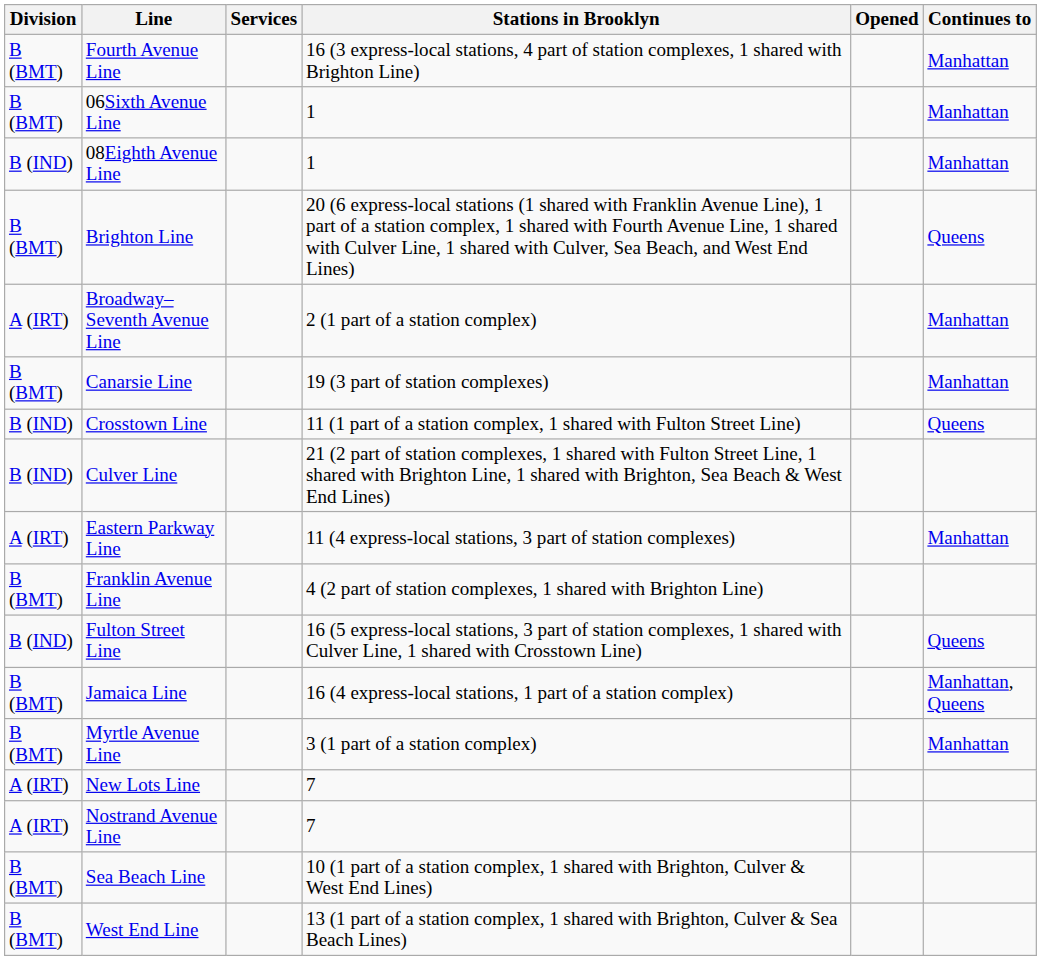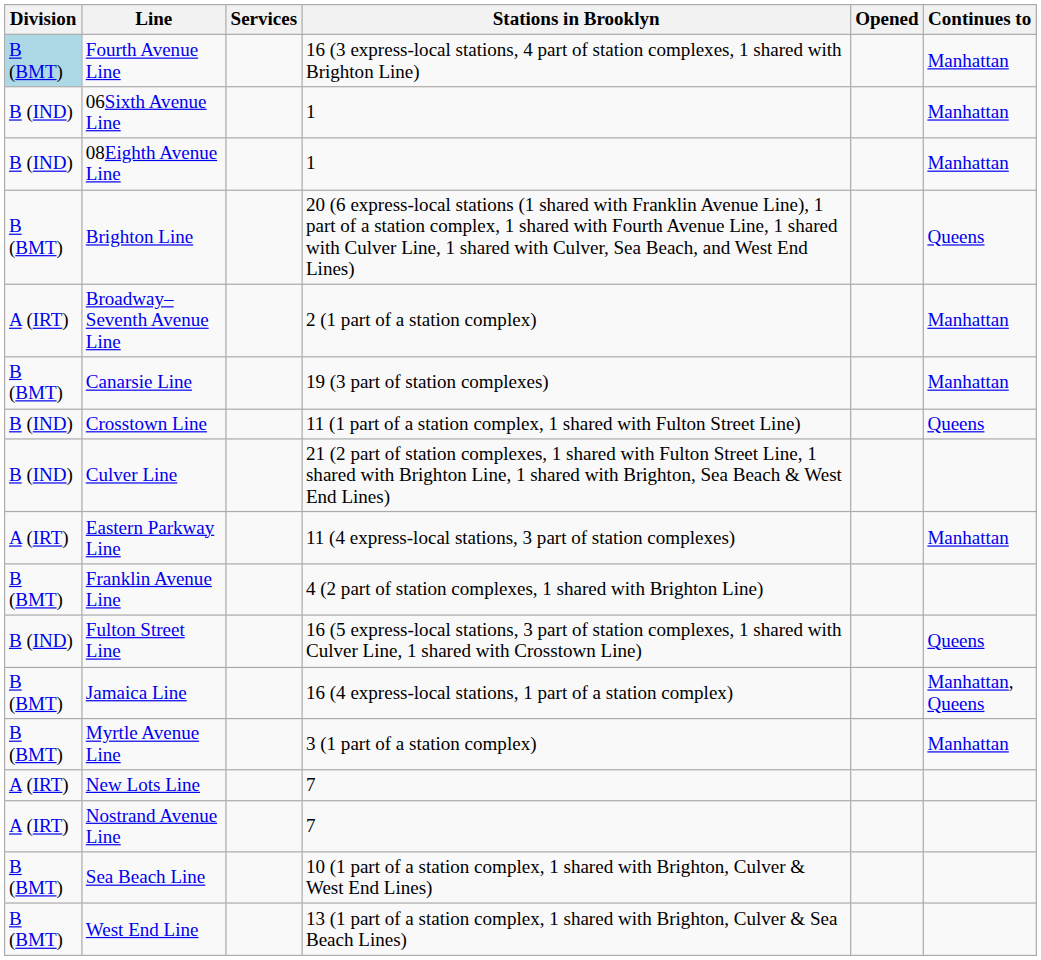(36, 60) no background -> (36, 60) lightblue background
(36, 112) B (BMT) -> (41, 112) B (IND)
